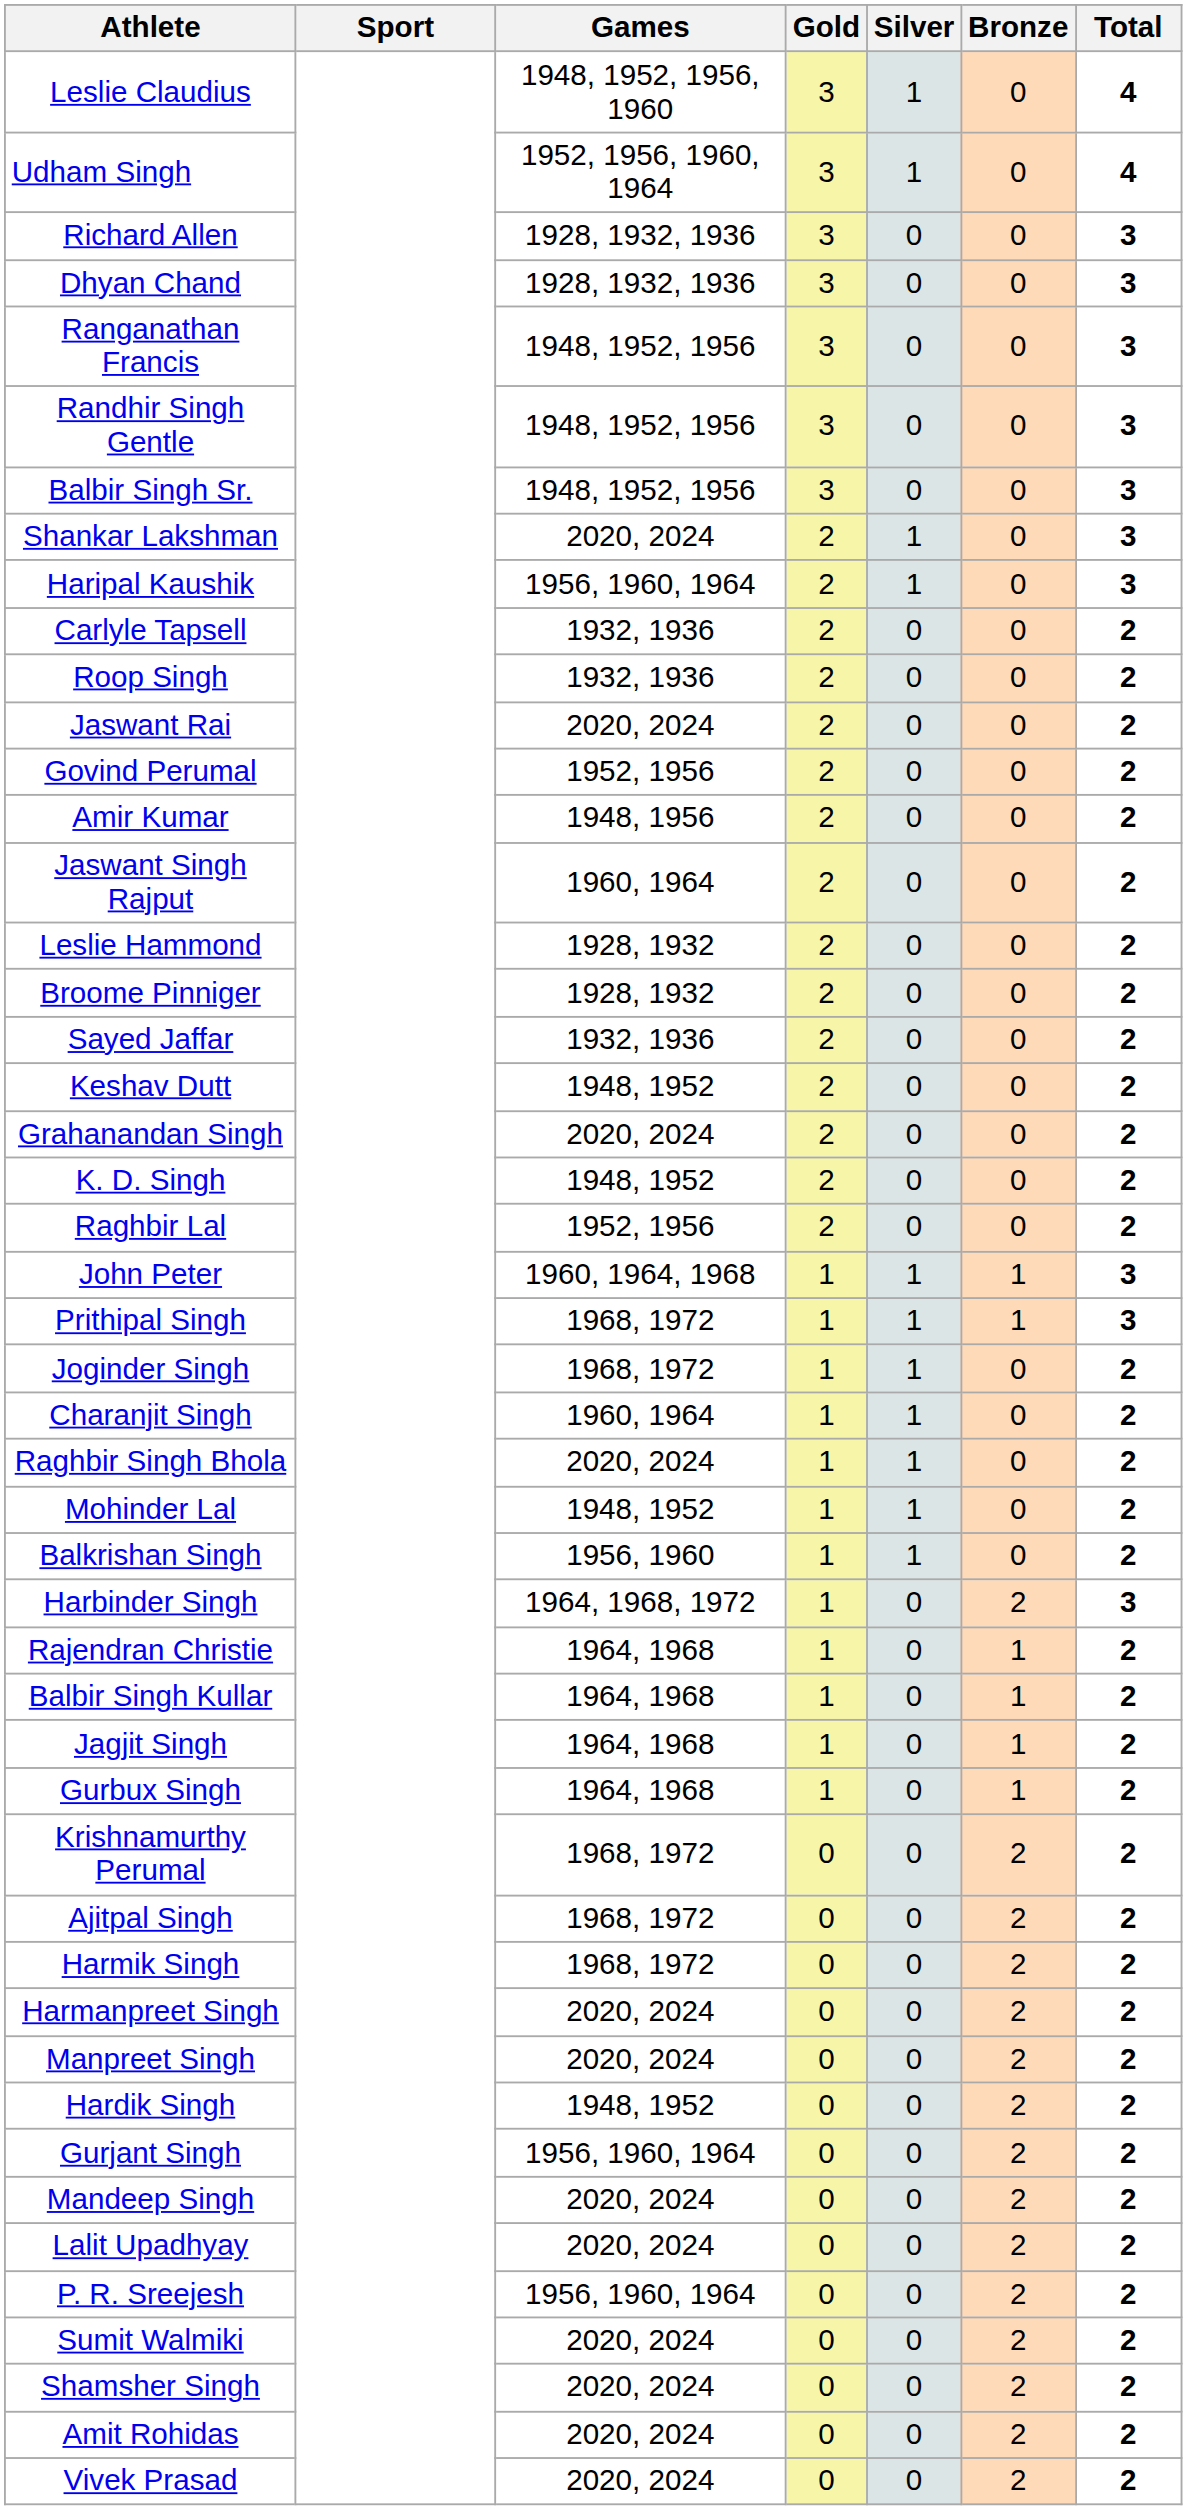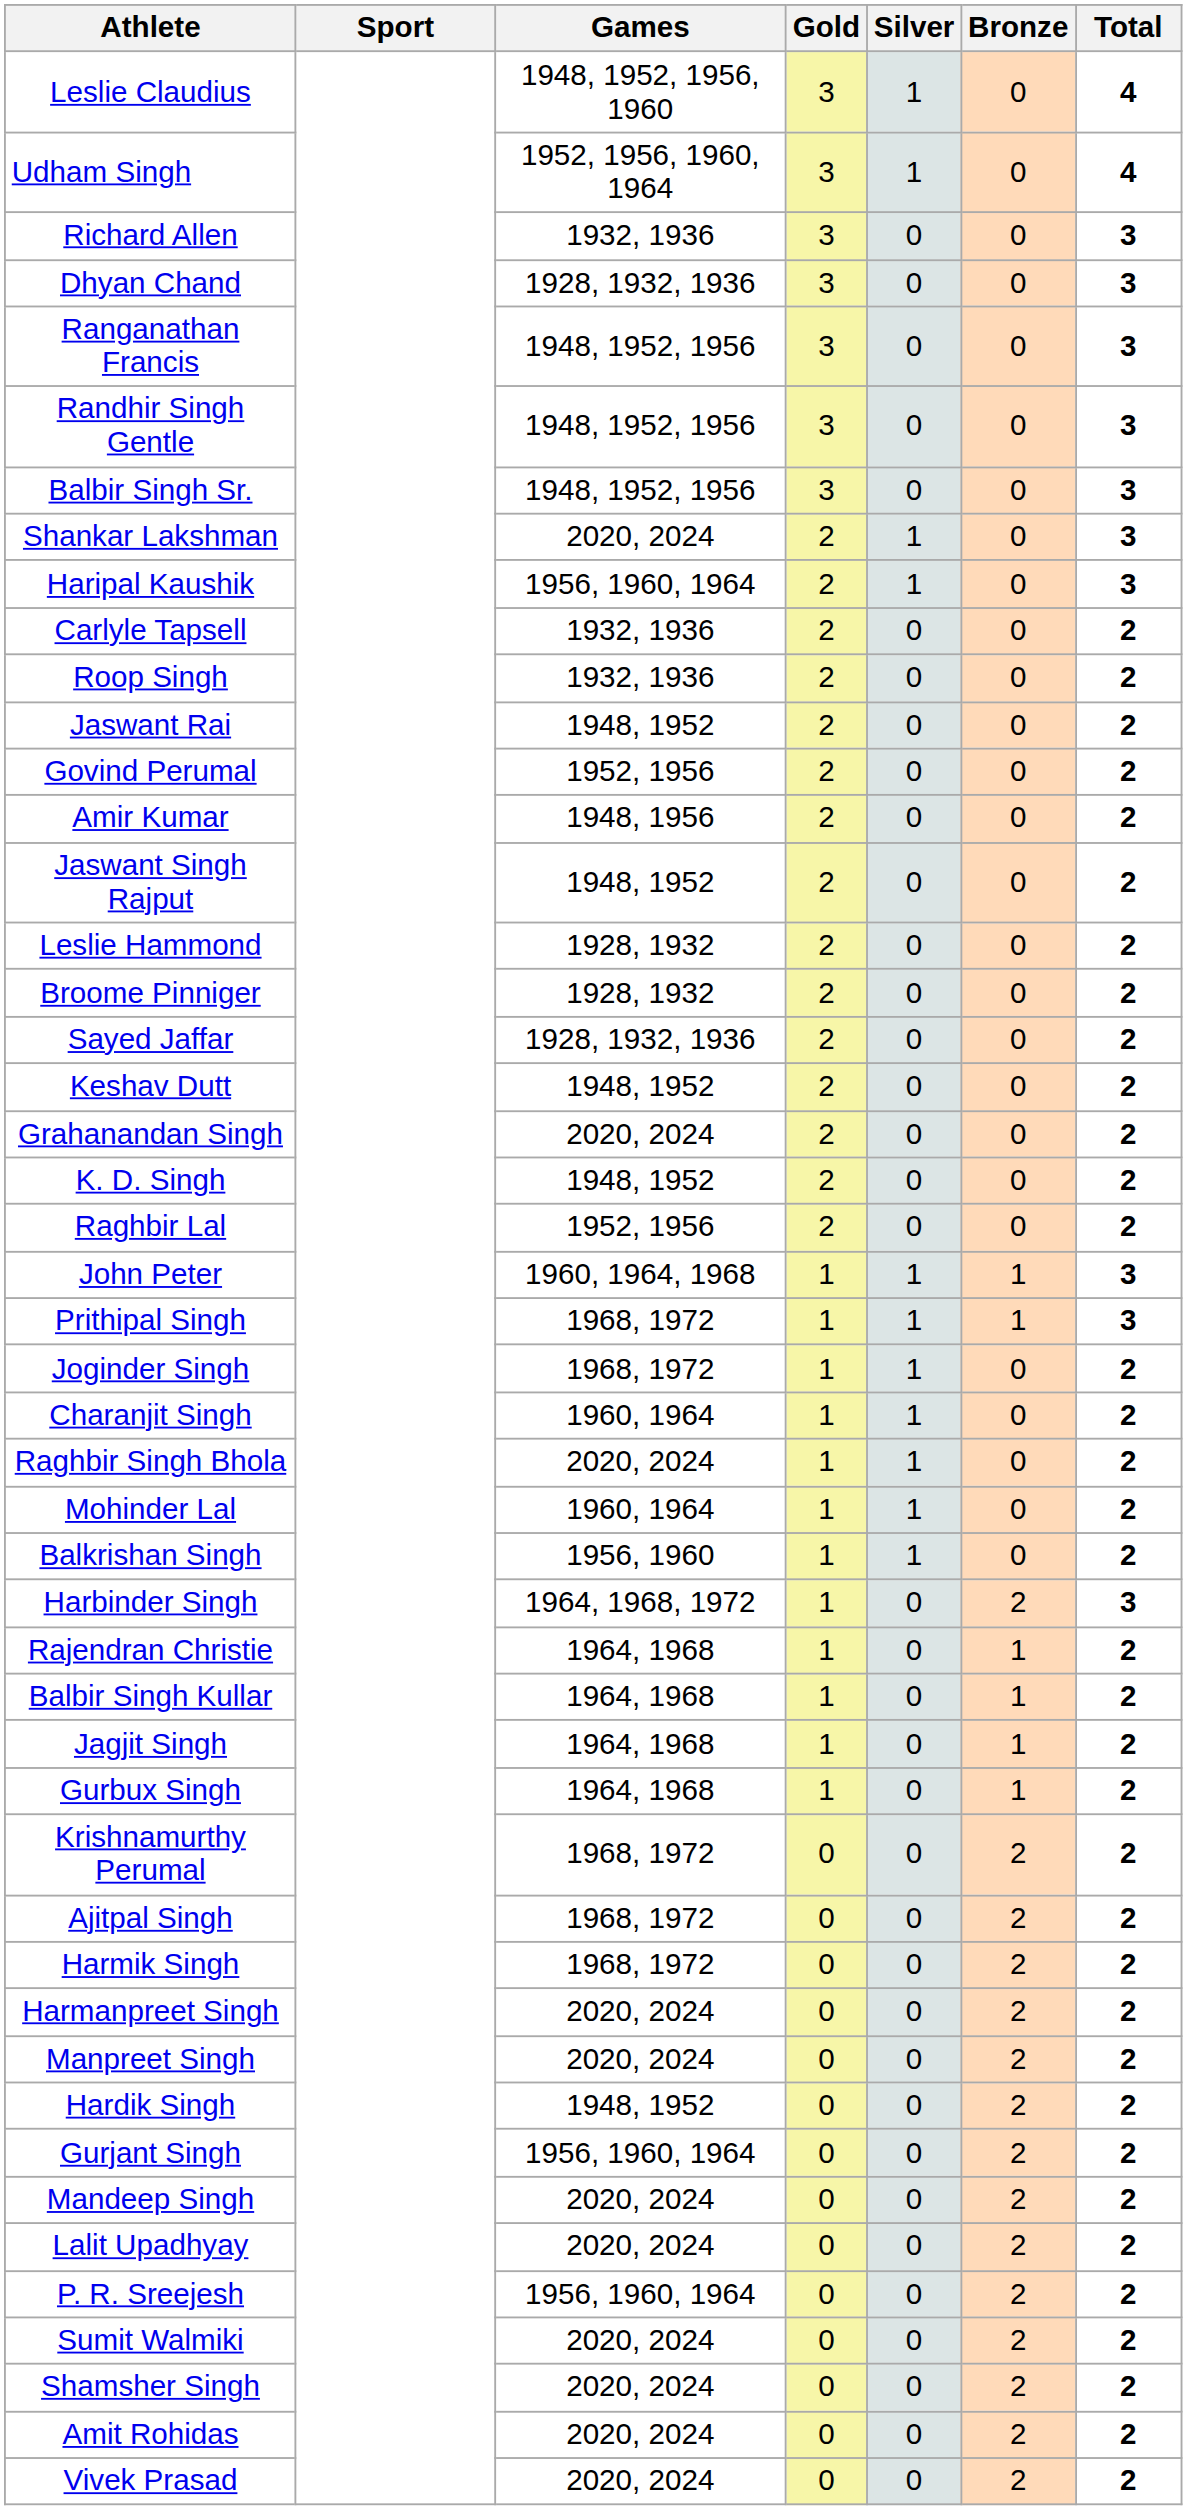(640, 235) 1928, 1932, 1936 -> (640, 235) 1932, 1936
(640, 724) 2020, 2024 -> (640, 724) 1948, 1952
(640, 881) 1960, 1964 -> (640, 881) 1948, 1952
(640, 1039) 1932, 1936 -> (640, 1039) 1928, 1932, 1936
(640, 1508) 1948, 1952 -> (640, 1508) 1960, 1964
